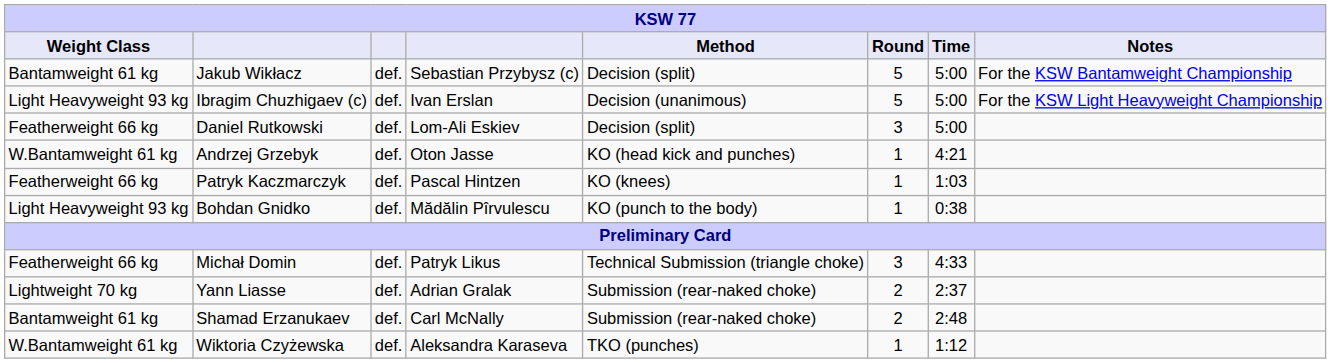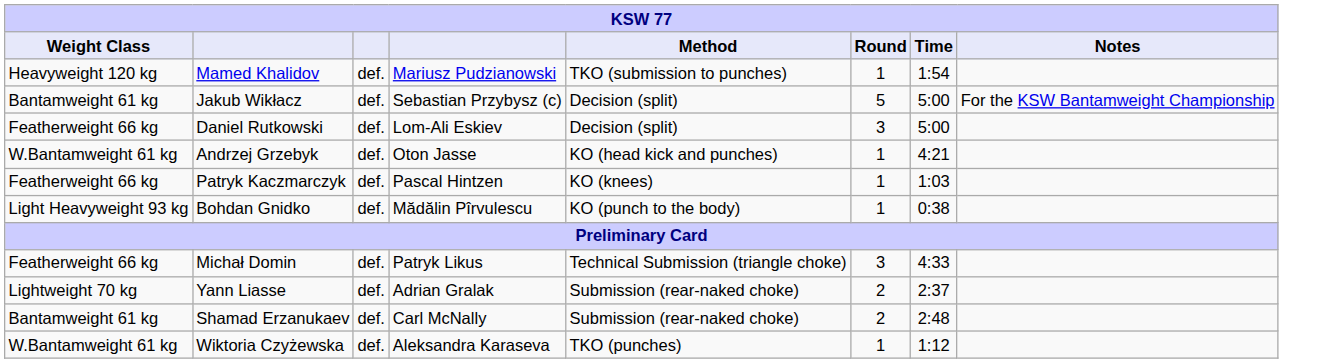+ row: (258, 72)
- row: (282, 100)
